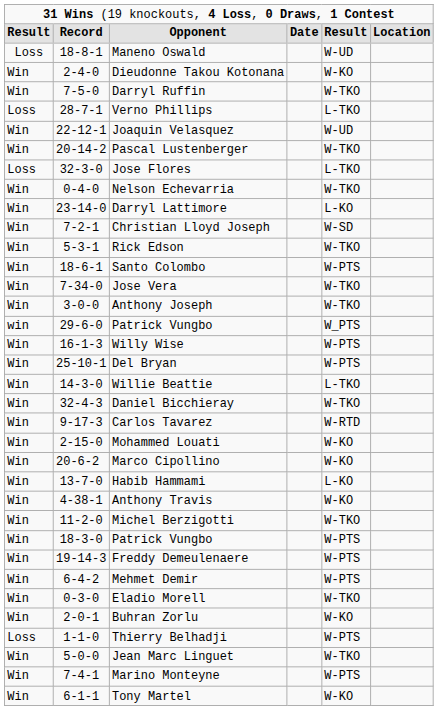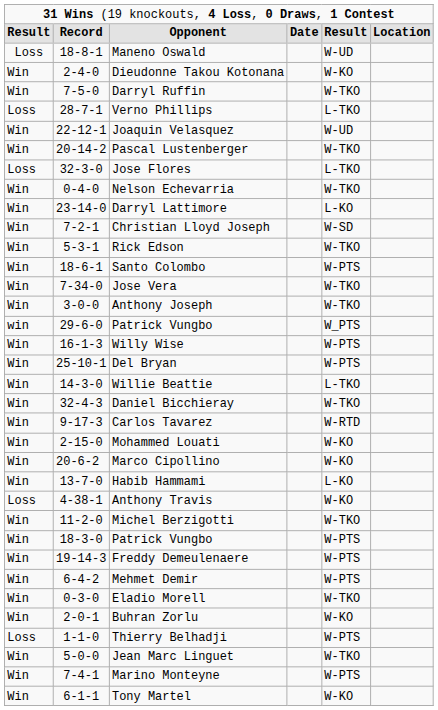(18, 501) Win -> (22, 501) Loss
